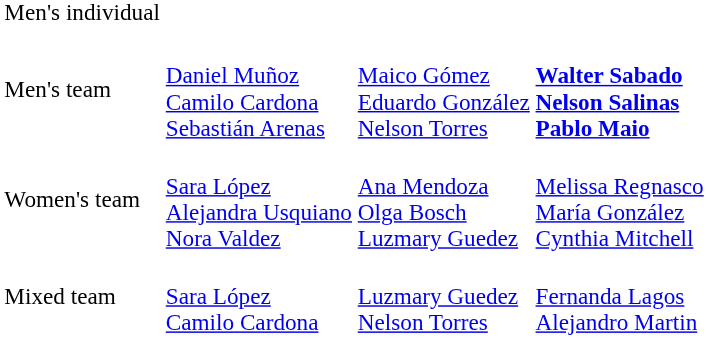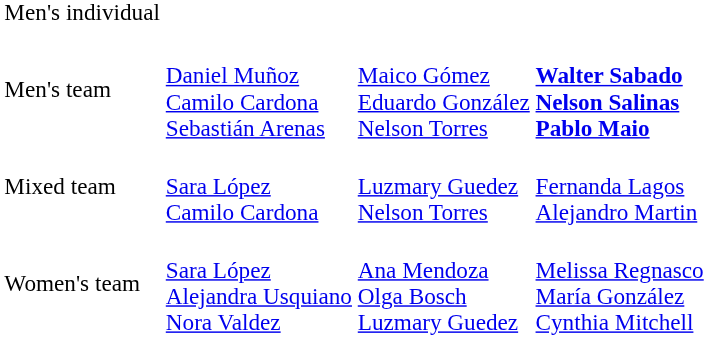rows swapped: (72, 199) <-> (60, 296)
